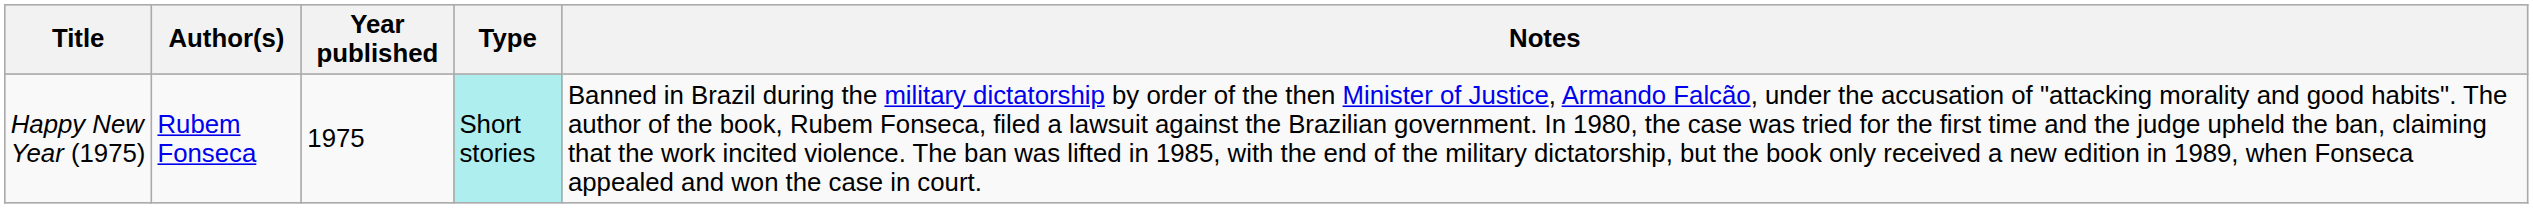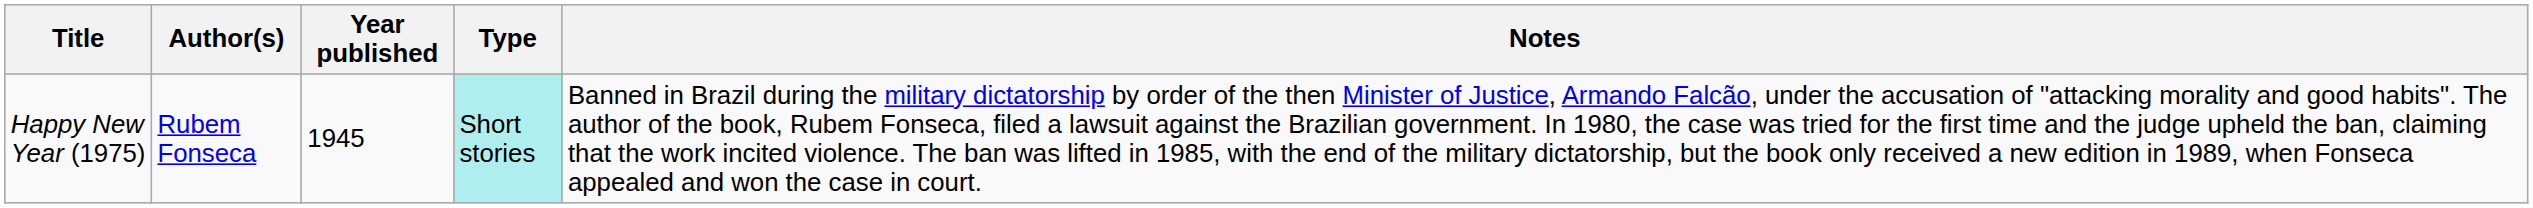(336, 138) 1975 -> (336, 138) 1945
